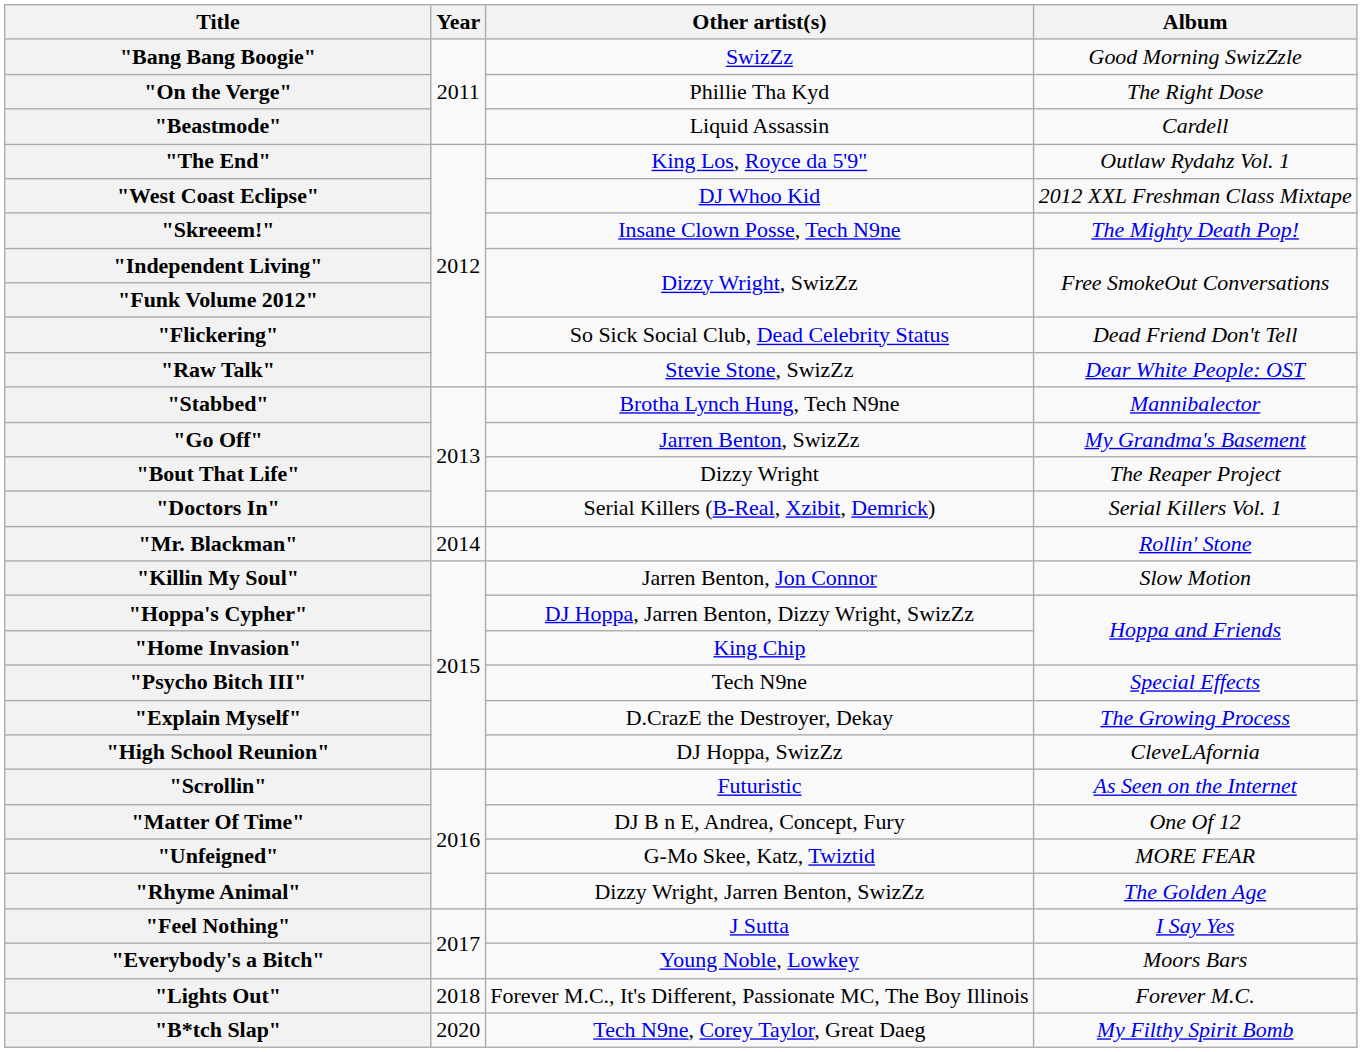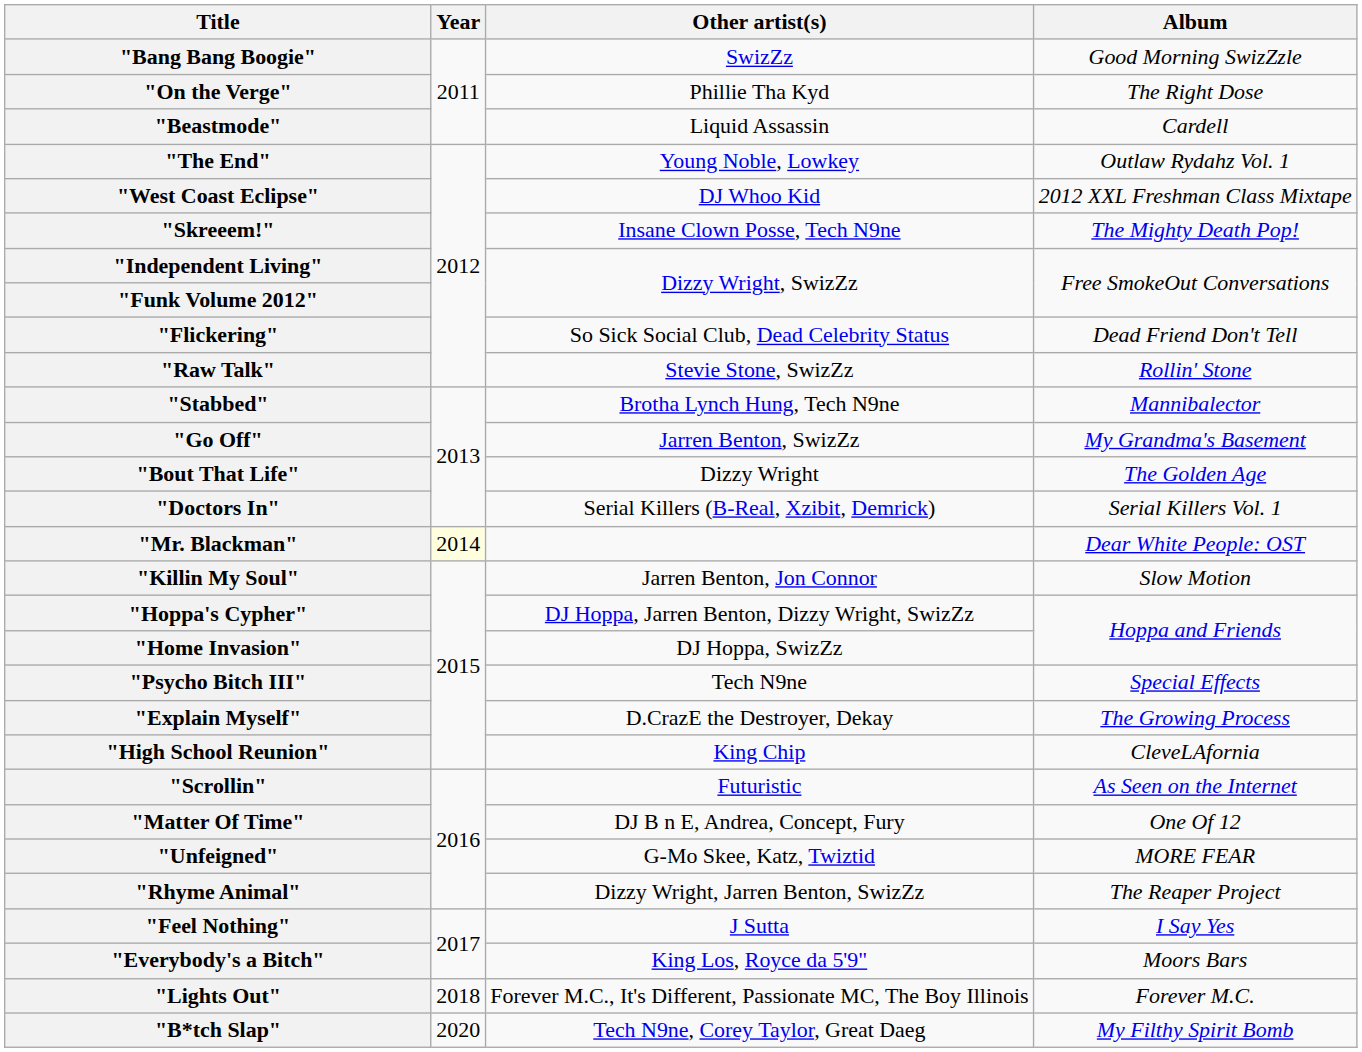(759, 160) King Los, Royce da 5'9" -> (759, 160) Young Noble, Lowkey
(1195, 369) Dear White People: OST -> (1195, 369) Rollin' Stone
(1195, 473) The Reaper Project -> (1195, 473) The Golden Age
(458, 543) no background -> (458, 543) lightyellow background
(1195, 543) Rollin' Stone -> (1195, 543) Dear White People: OST
(759, 647) King Chip -> (759, 647) DJ Hoppa, SwizZz
(759, 751) DJ Hoppa, SwizZz -> (759, 751) King Chip
(1195, 890) The Golden Age -> (1195, 890) The Reaper Project
(759, 960) Young Noble, Lowkey -> (759, 960) King Los, Royce da 5'9"
